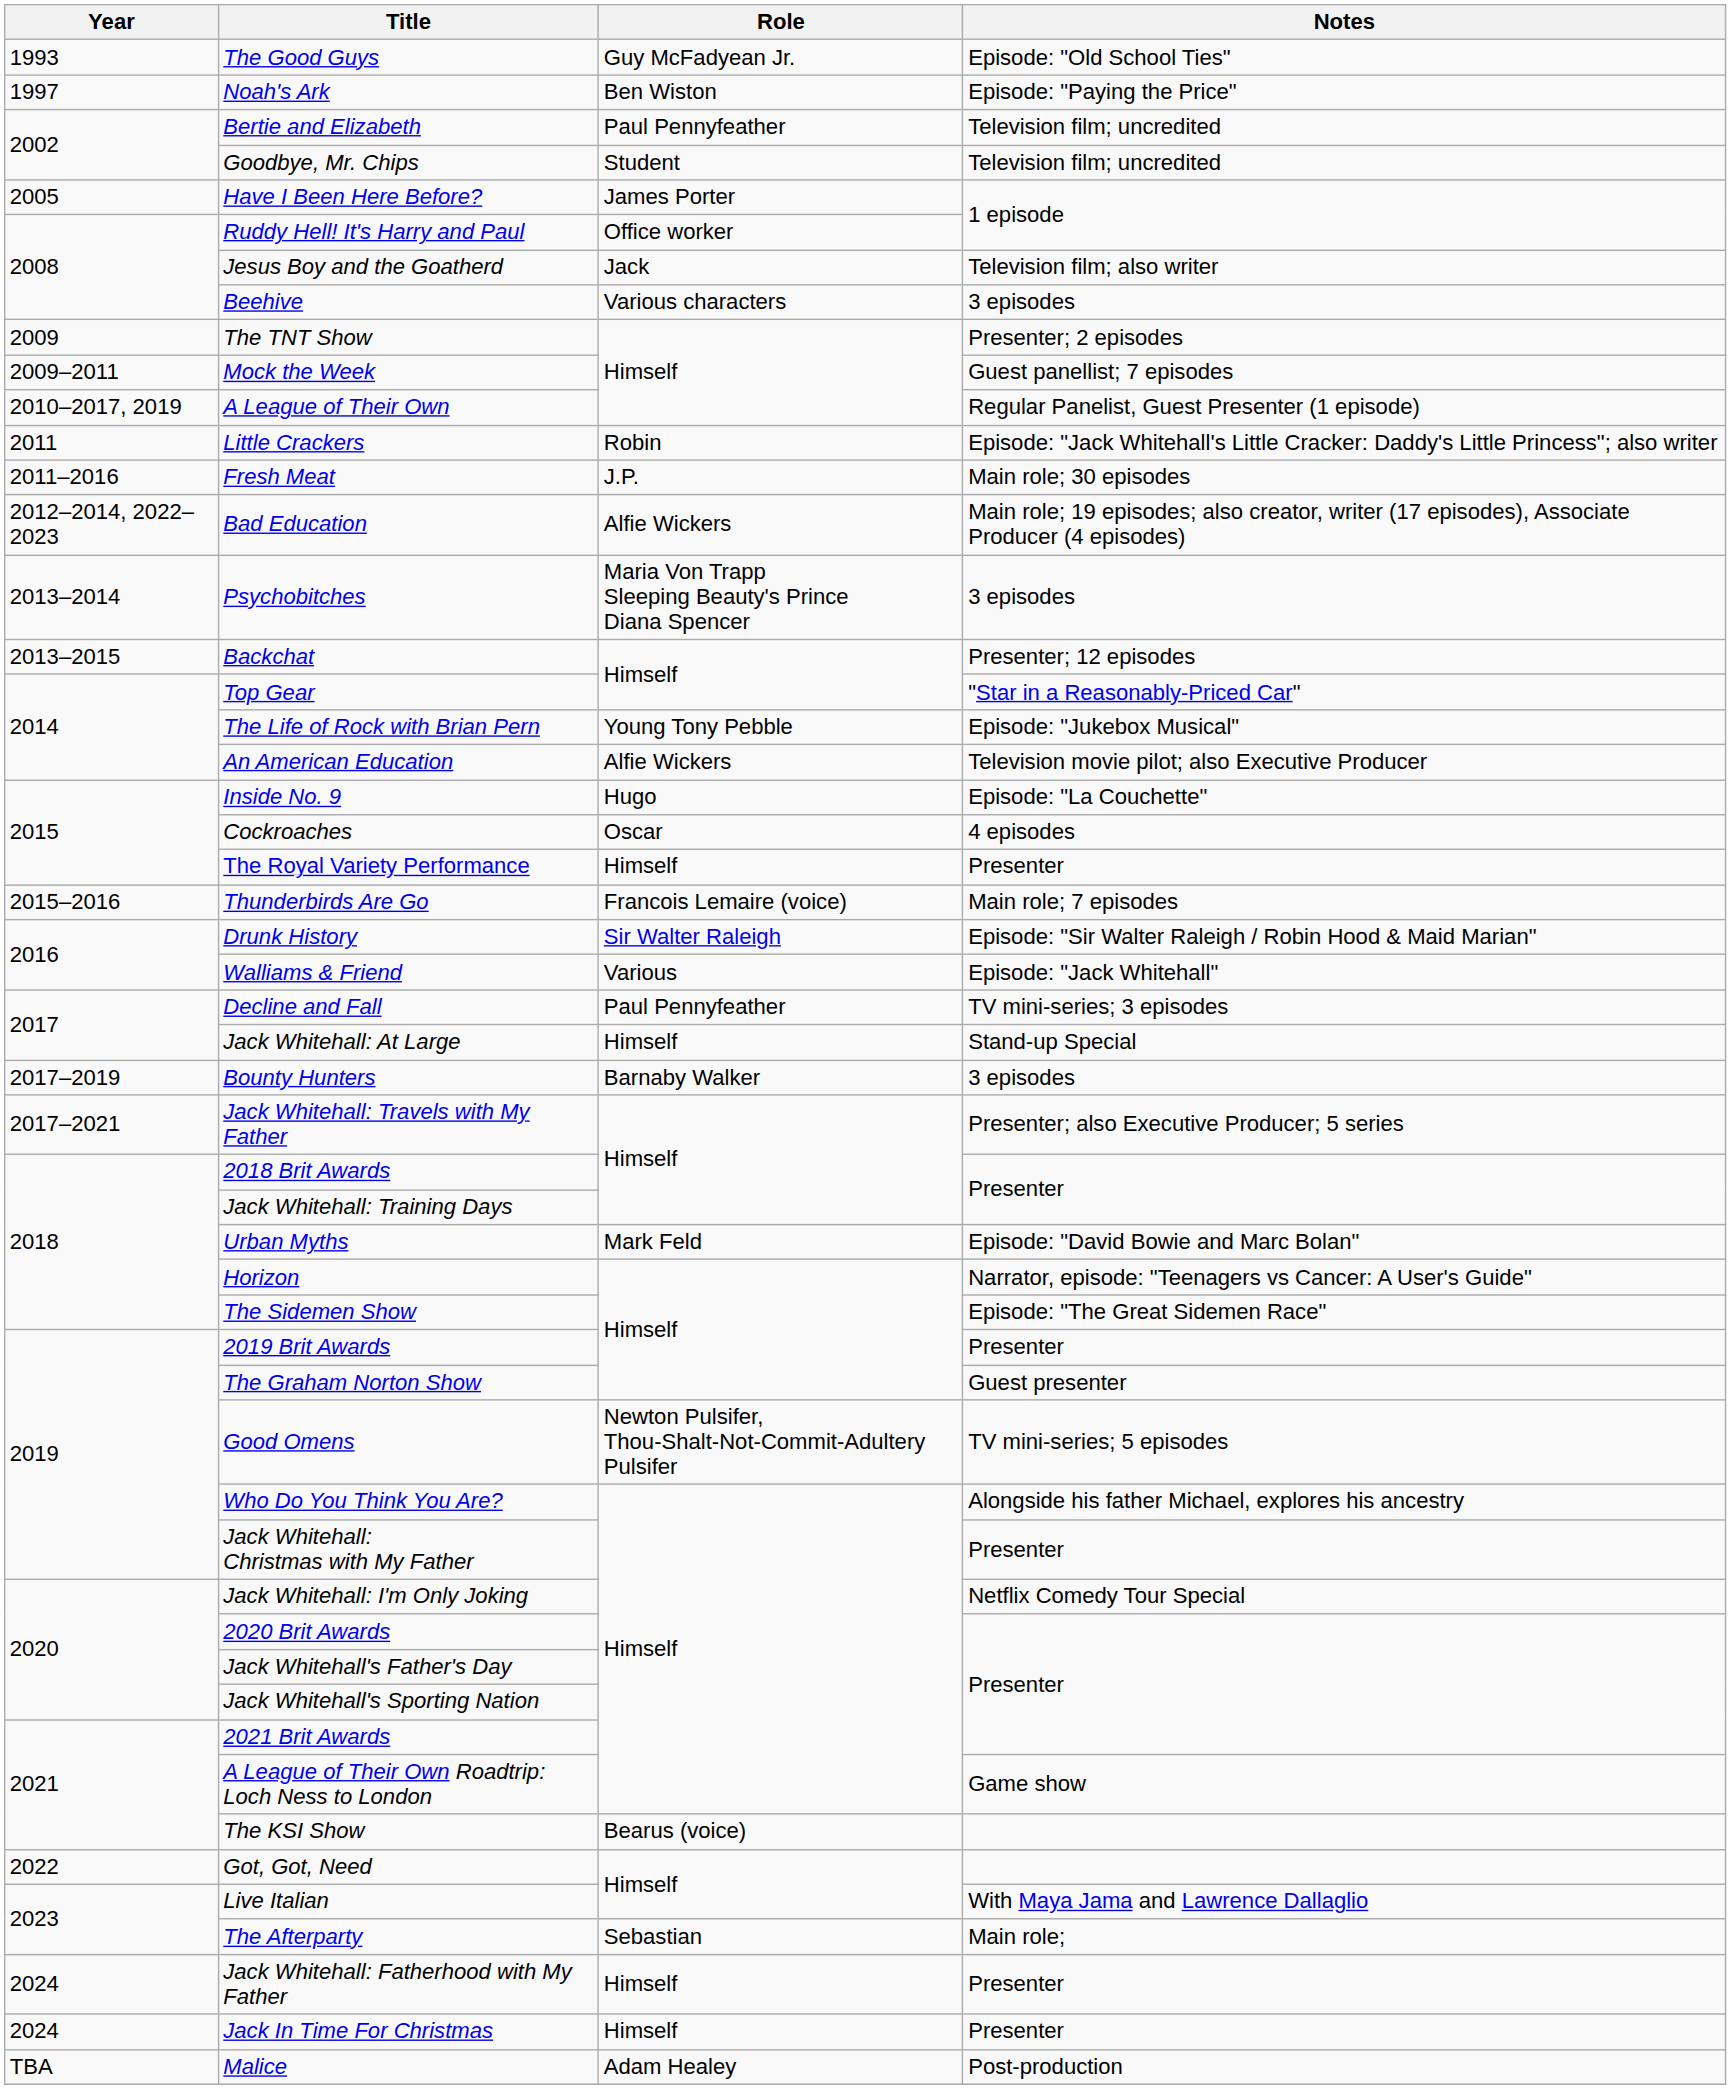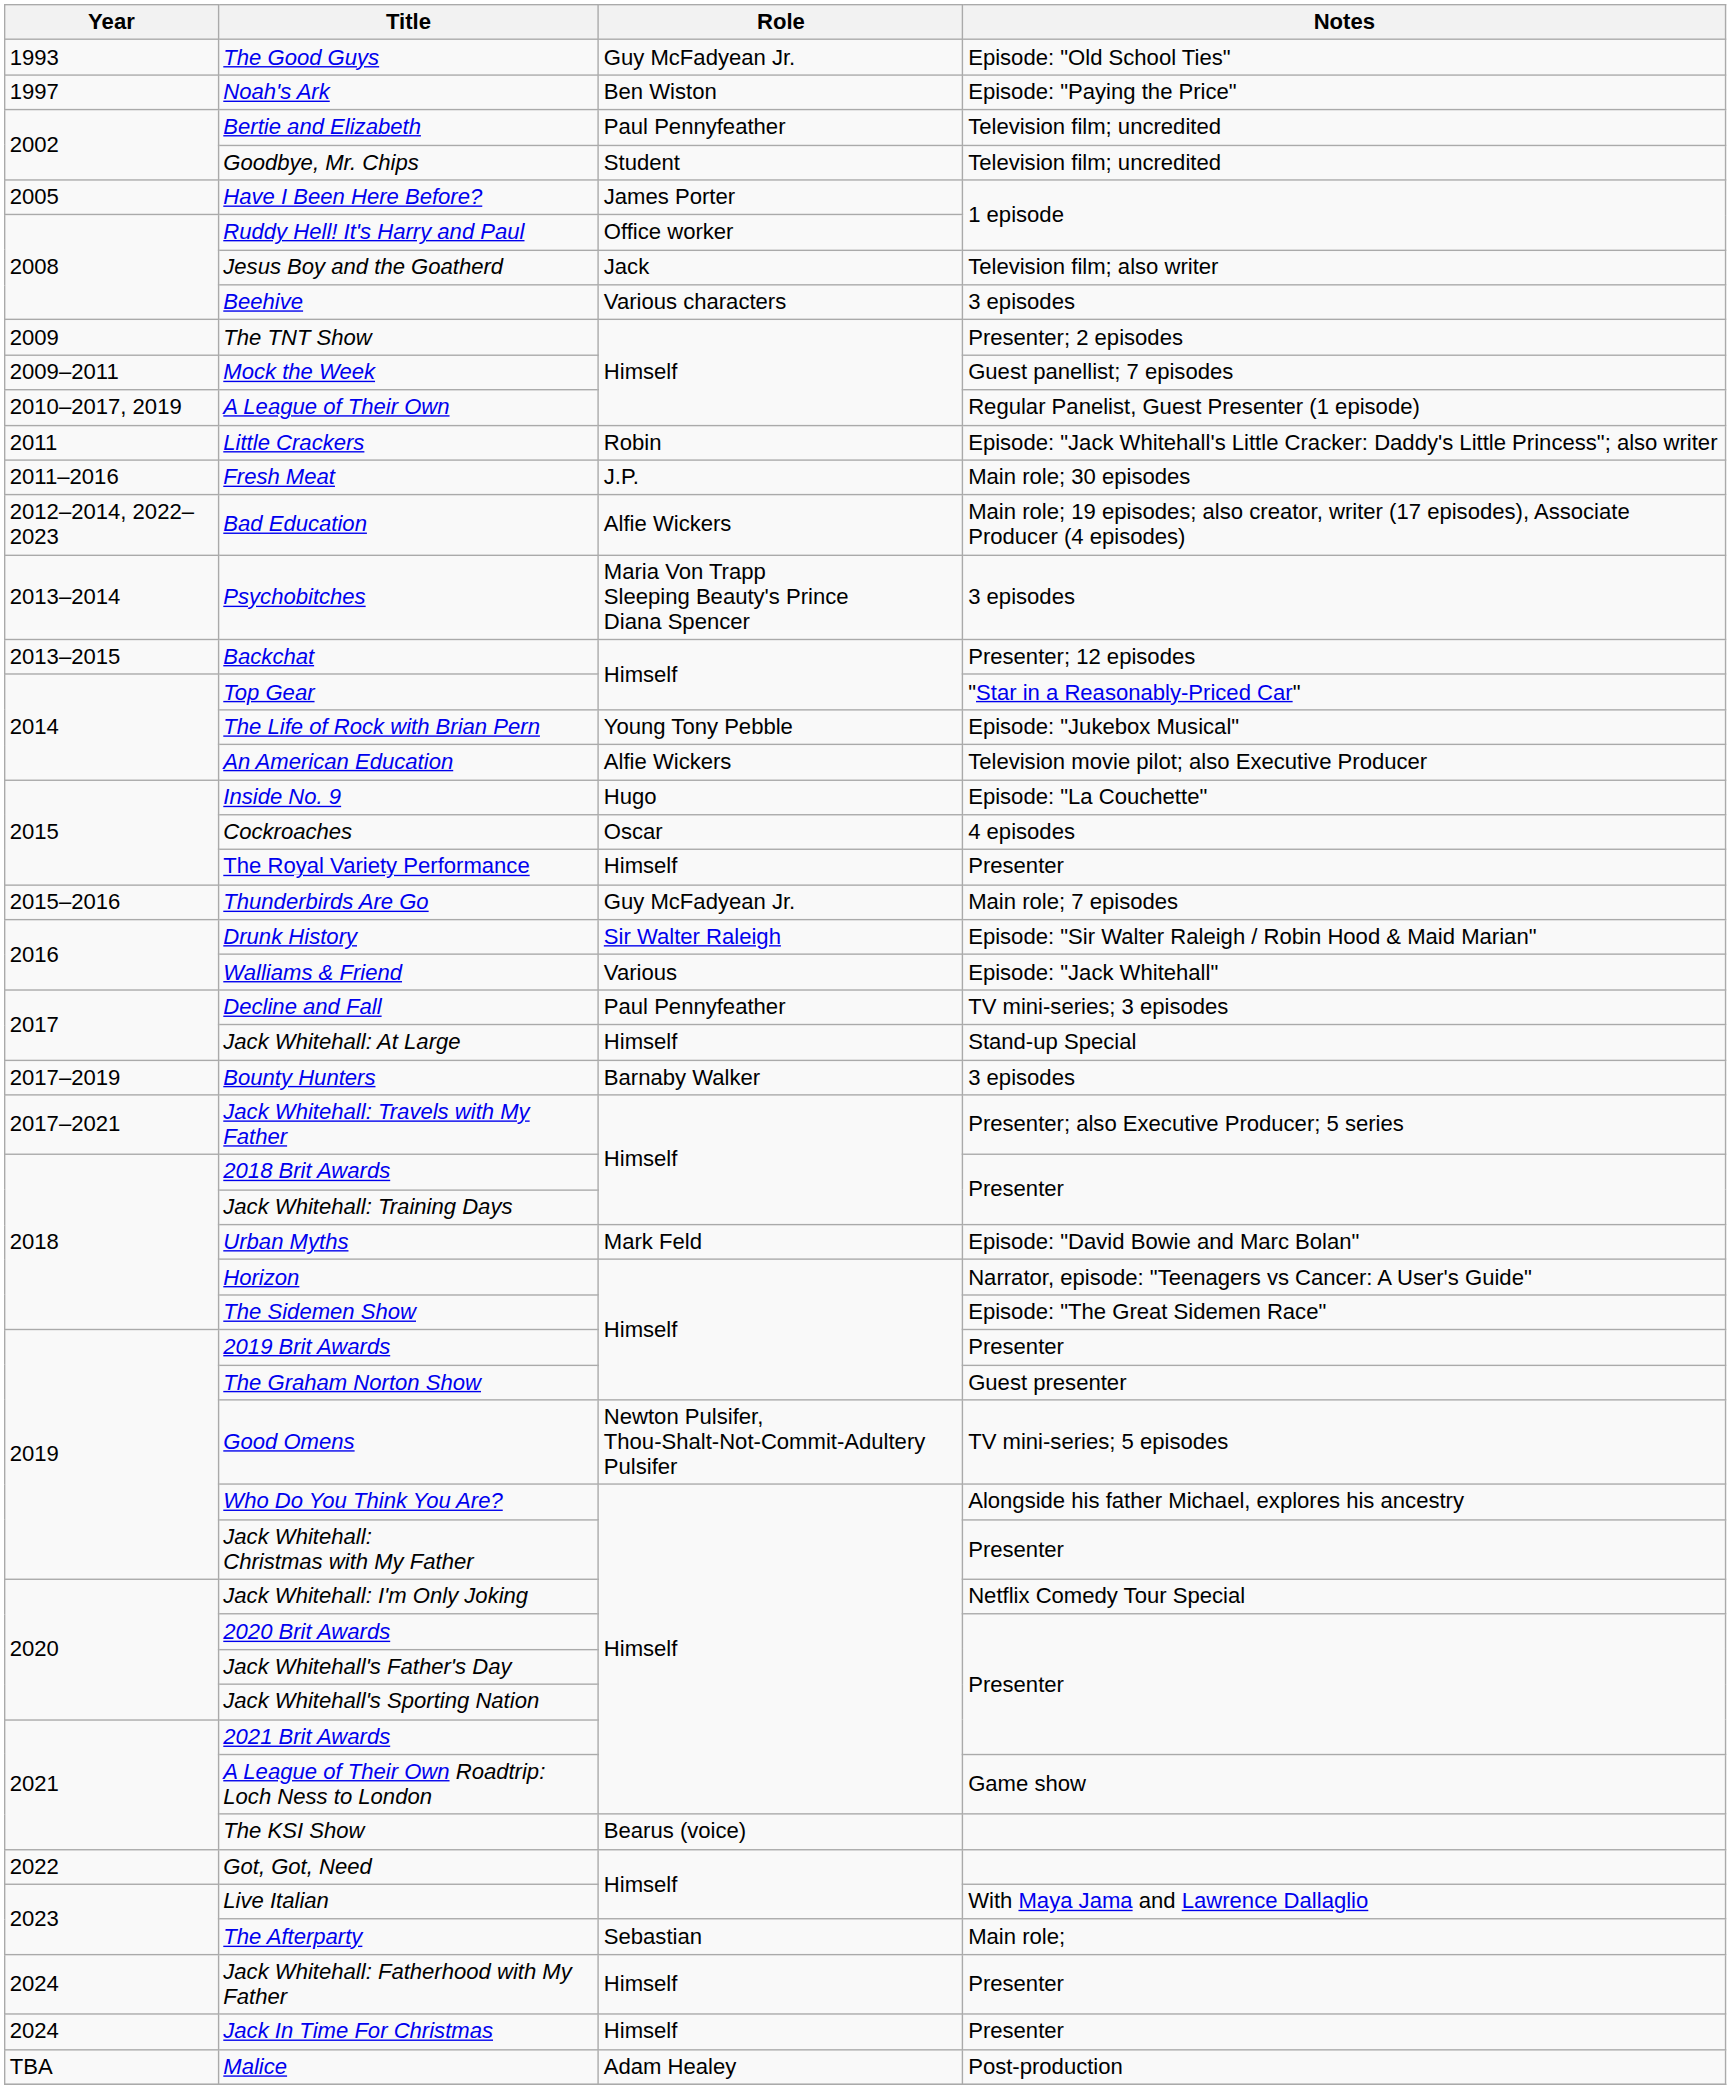(725, 901) Francois Lemaire (voice) -> (700, 901) Guy McFadyean Jr.
